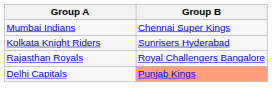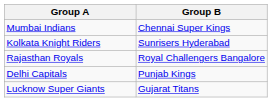(167, 74) lightsalmon background -> (167, 74) no background
+ row: (56, 89)
